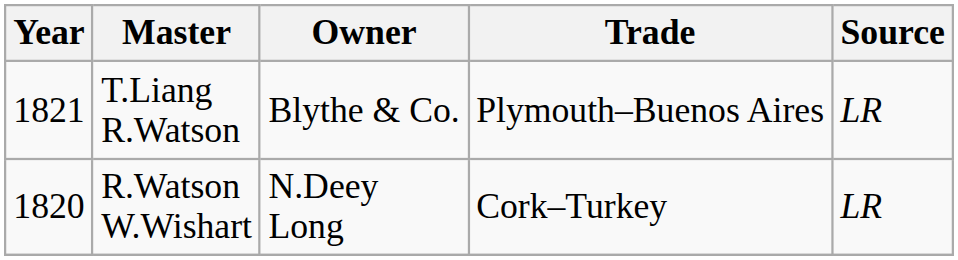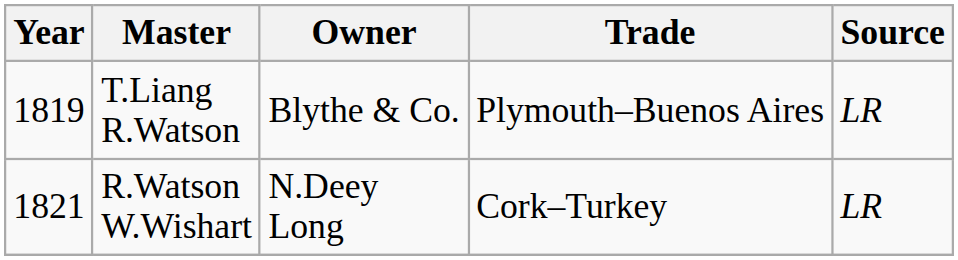(49, 109) 1821 -> (49, 109) 1819
(49, 206) 1820 -> (49, 206) 1821
